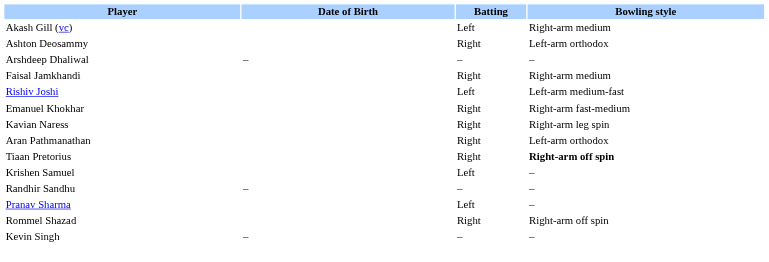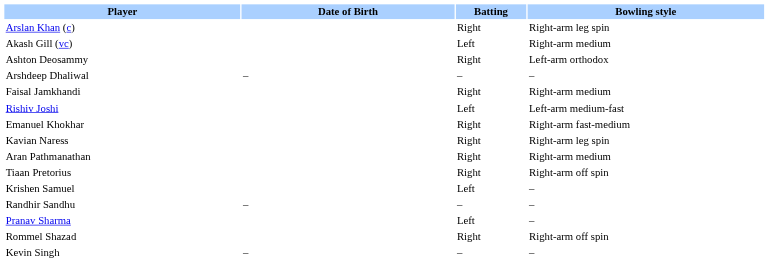+ row: (40, 27)
(569, 140) Left-arm orthodox -> (570, 156) Right-arm medium
(572, 156) bold -> (569, 172) normal
